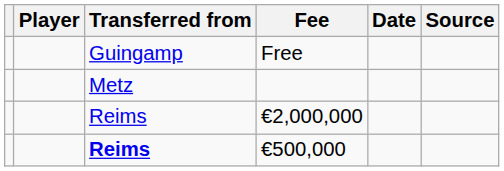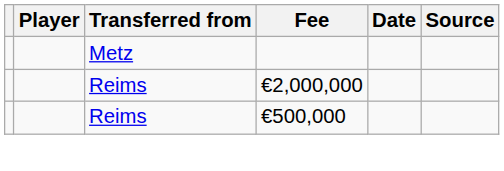- row: (282, 52)
(120, 149) bold -> (118, 117) normal
